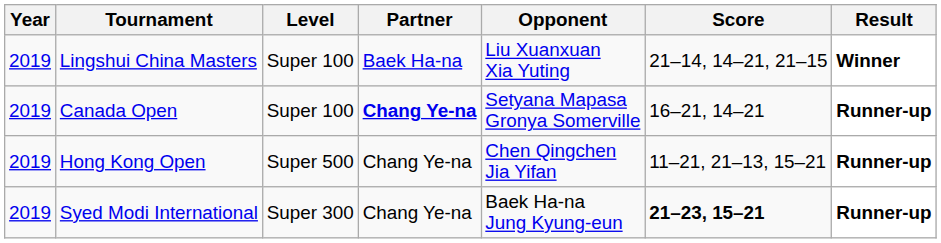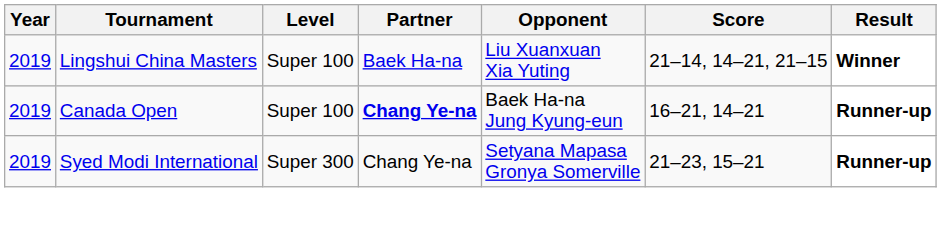(563, 111) Setyana Mapasa Gronya Somerville -> (554, 111) Baek Ha-na Jung Kyung-eun
- row: (133, 162)
(554, 213) Baek Ha-na Jung Kyung-eun -> (563, 162) Setyana Mapasa Gronya Somerville
(707, 213) bold -> (707, 162) normal
